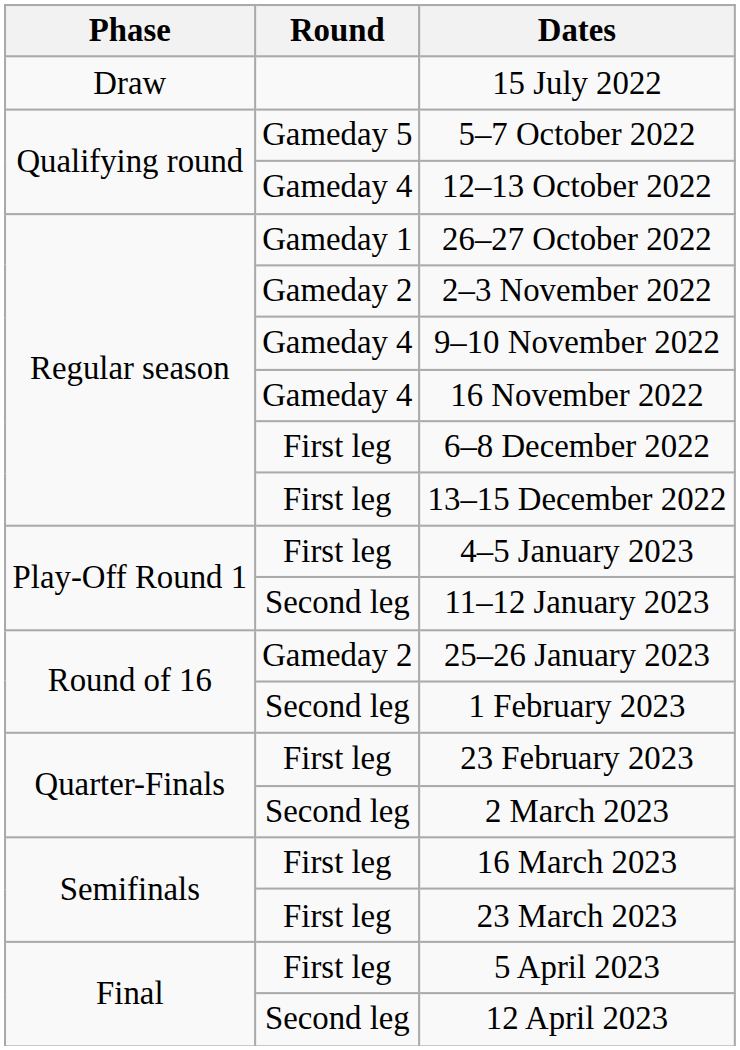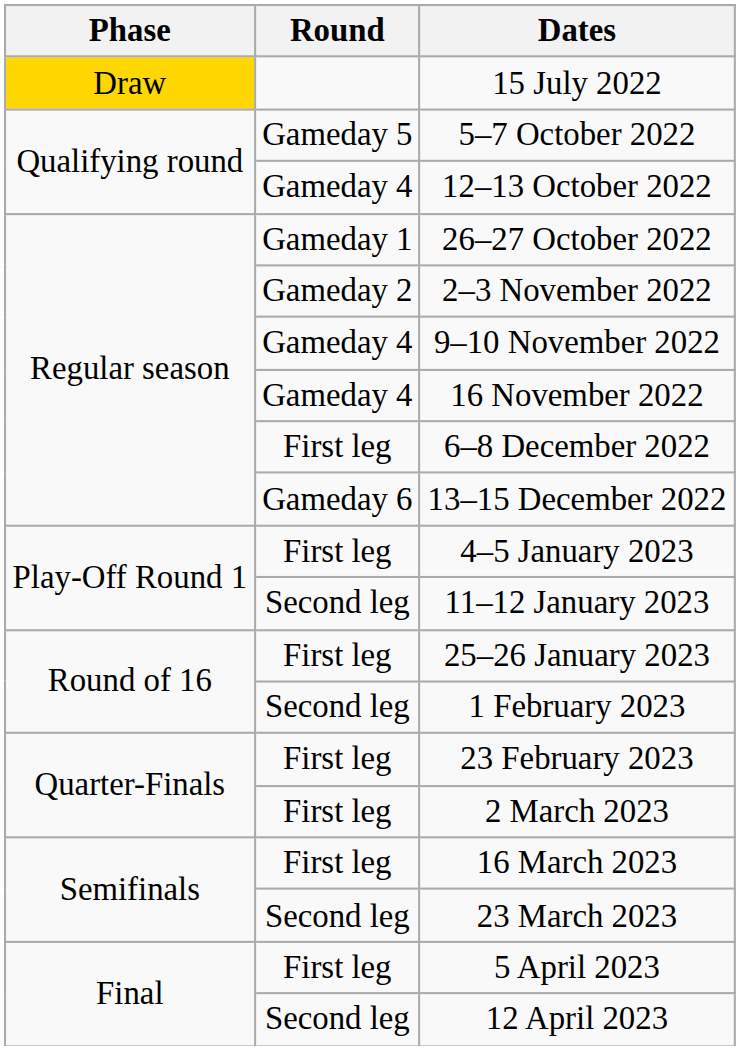(130, 82) no background -> (130, 82) gold background
(337, 498) First leg -> (337, 498) Gameday 6
(337, 654) Gameday 2 -> (337, 654) First leg
(337, 810) Second leg -> (337, 810) First leg
(337, 914) First leg -> (337, 914) Second leg
